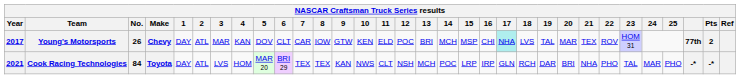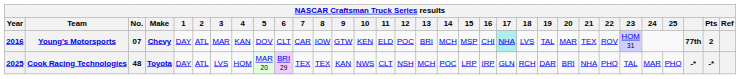(15, 41) 2017 -> (15, 41) 2016
(137, 41) 26 -> (137, 41) 07
(15, 63) 2021 -> (15, 63) 2025
(137, 63) 84 -> (137, 63) 48
